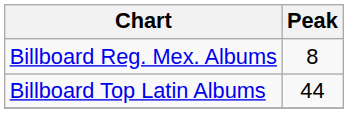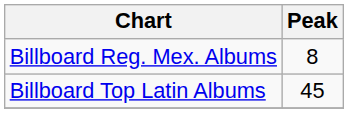(312, 90) 44 -> (312, 90) 45
